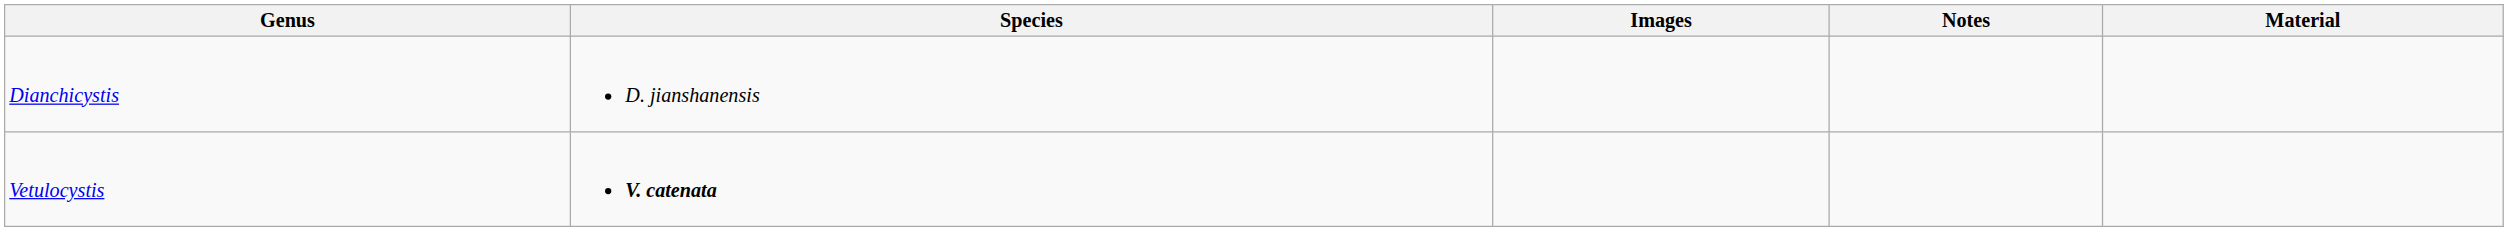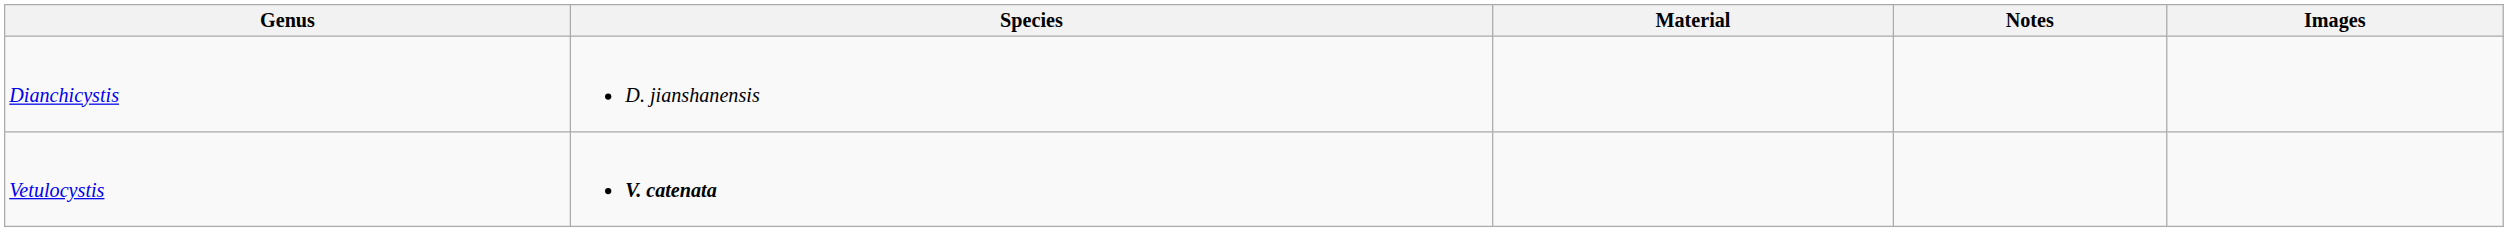columns swapped: (2303, 20) <-> (1661, 20)
